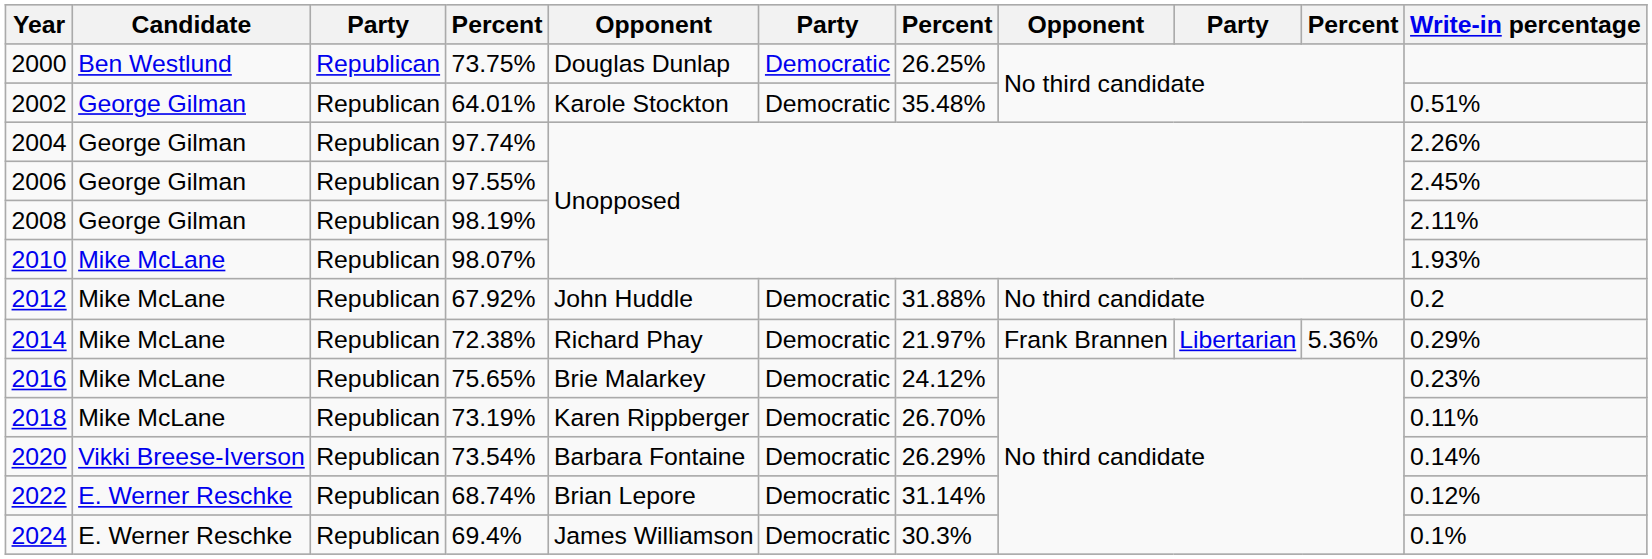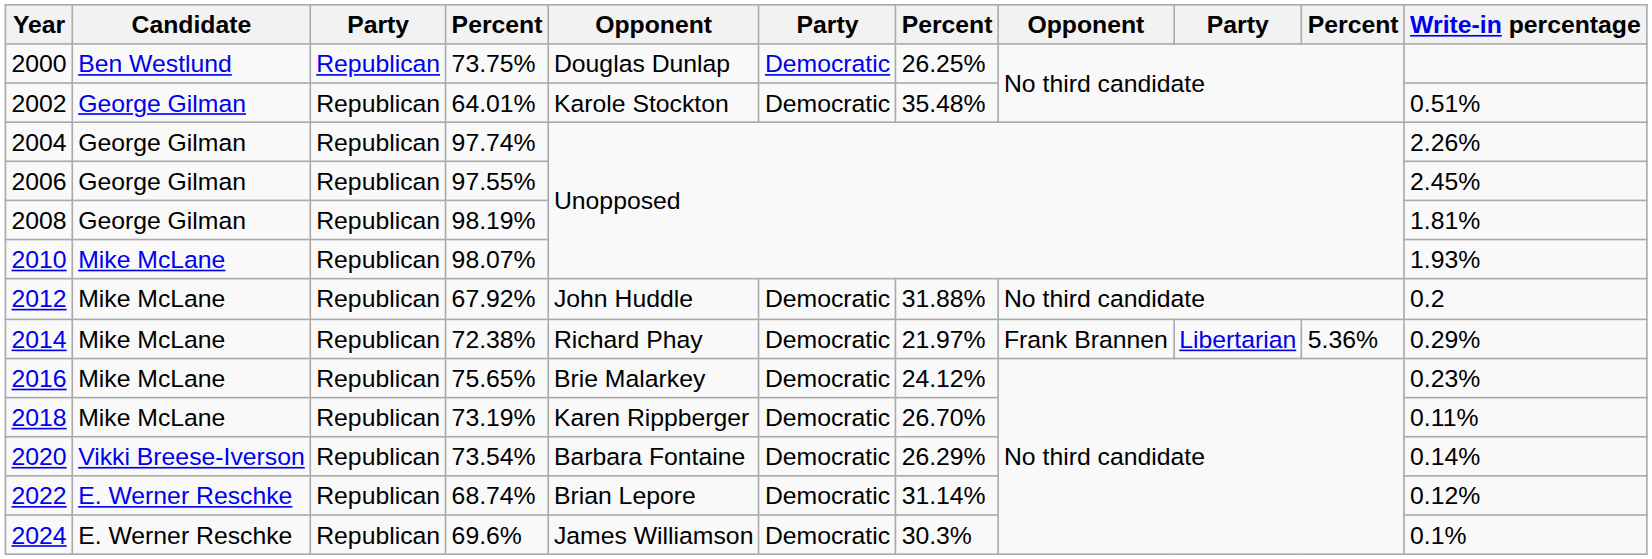(1444, 221) 2.11% -> (1445, 221) 1.81%
(487, 534) 69.4% -> (487, 534) 69.6%
